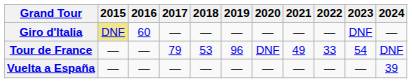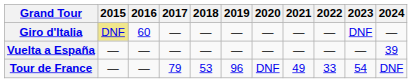rows swapped: (51, 50) <-> (51, 68)
